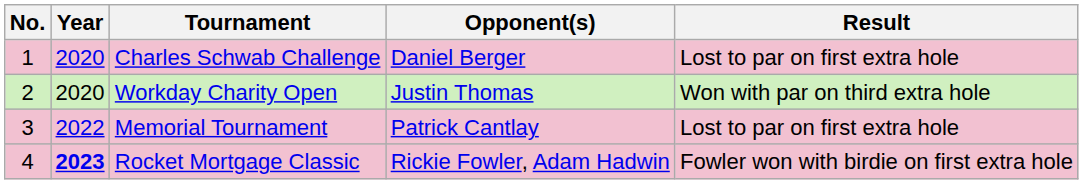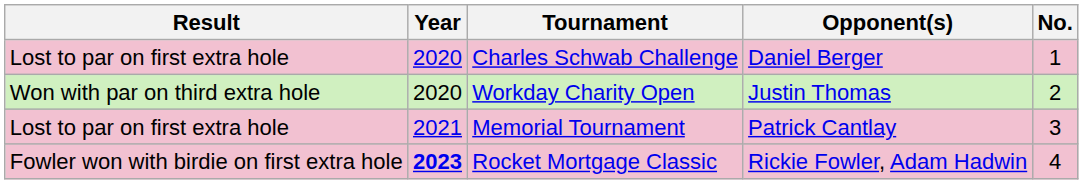columns swapped: (28, 22) <-> (876, 22)
(80, 127) 2022 -> (437, 127) 2021
